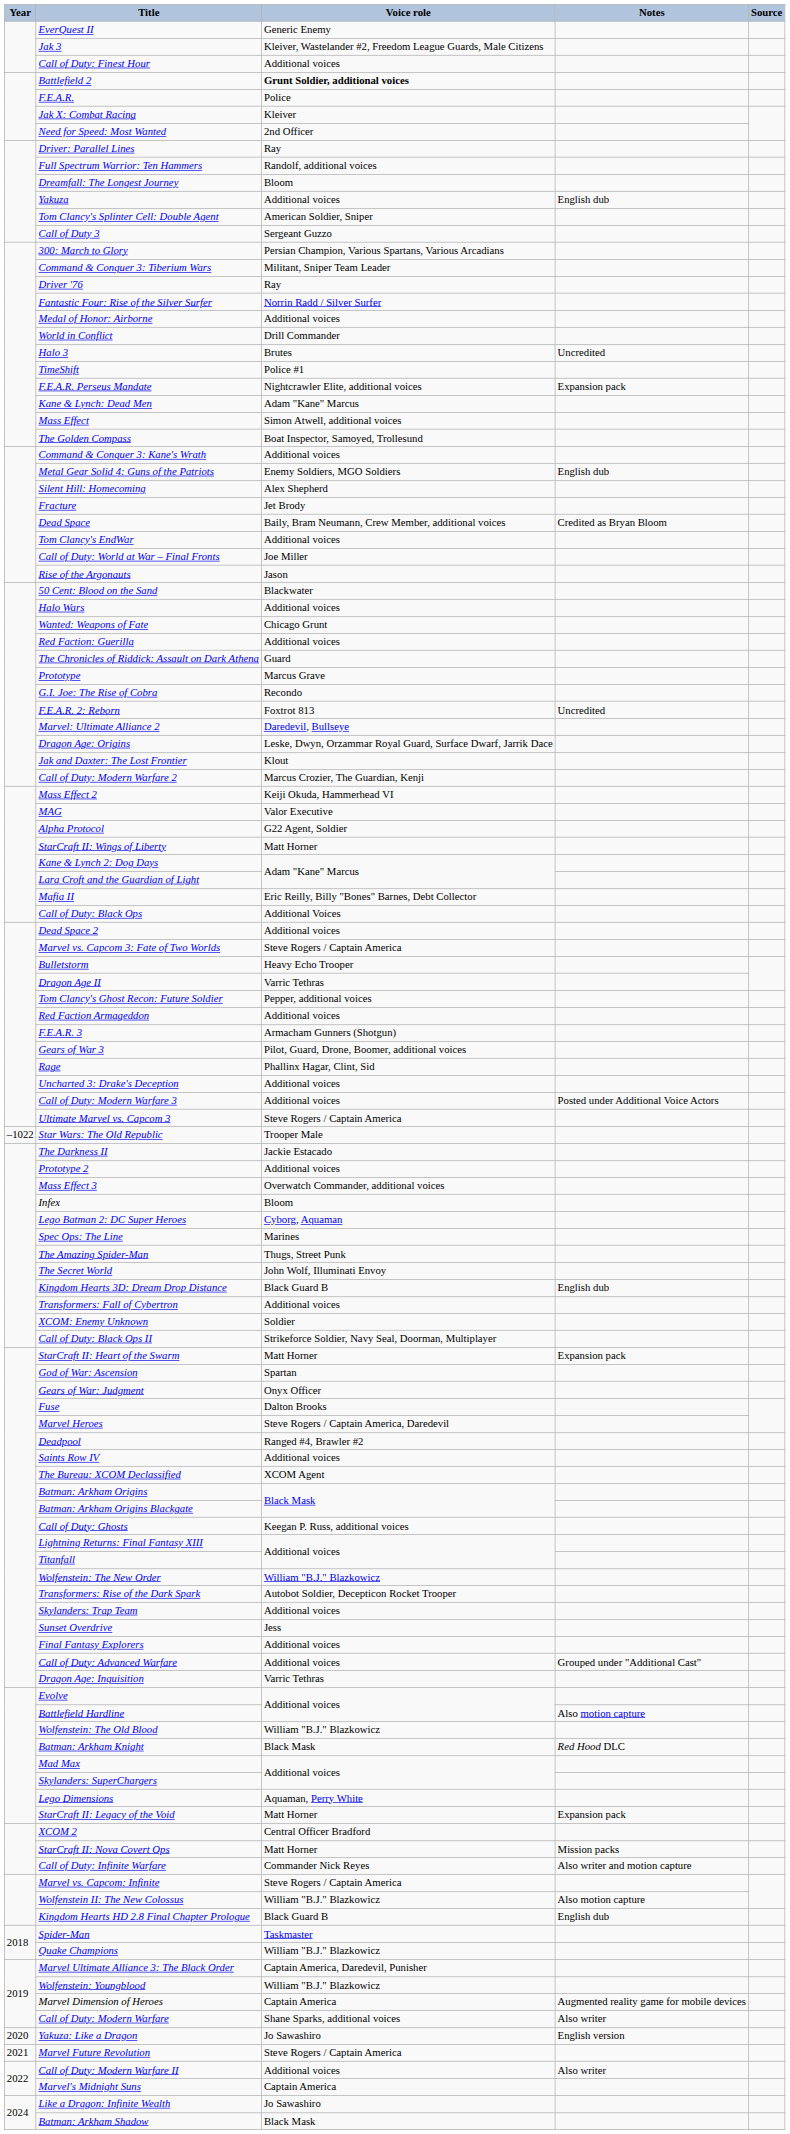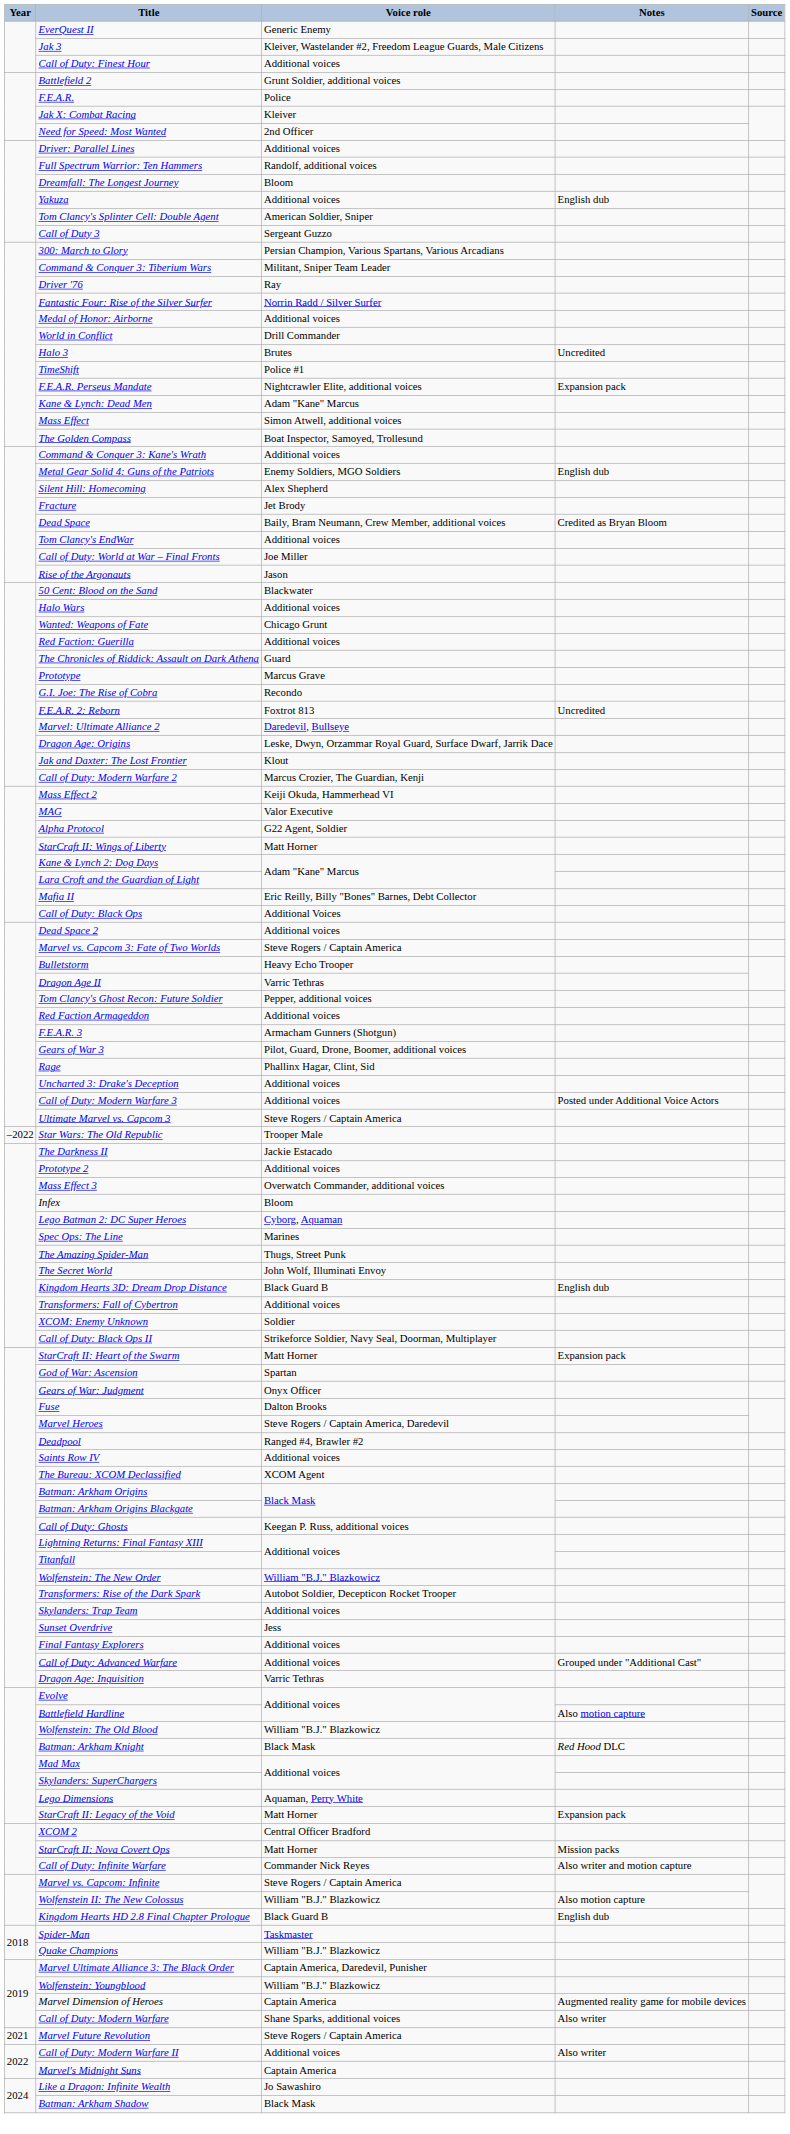(336, 81) bold -> (332, 81) normal
(273, 149) Ray -> (302, 149) Additional voices
(20, 1135) –1022 -> (20, 1135) –2022
- row: (88, 2036)
